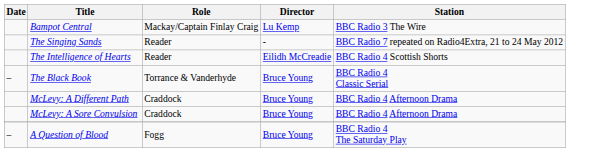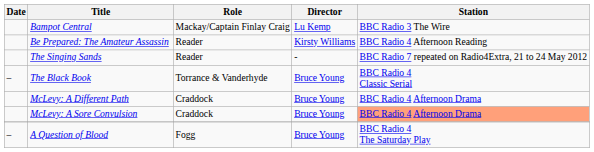+ row: (101, 42)
- row: (82, 57)
(396, 114) no background -> (420, 114) lightsalmon background
